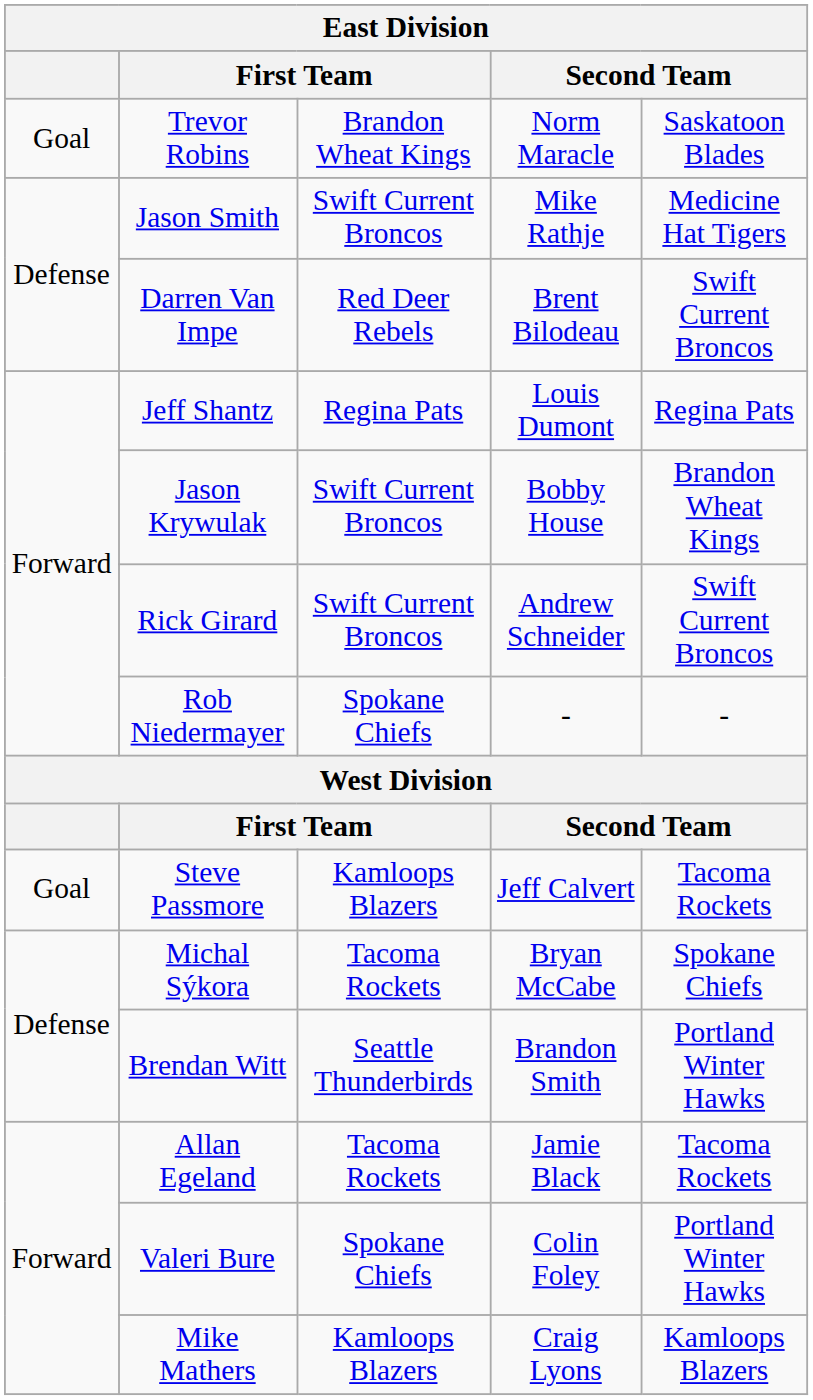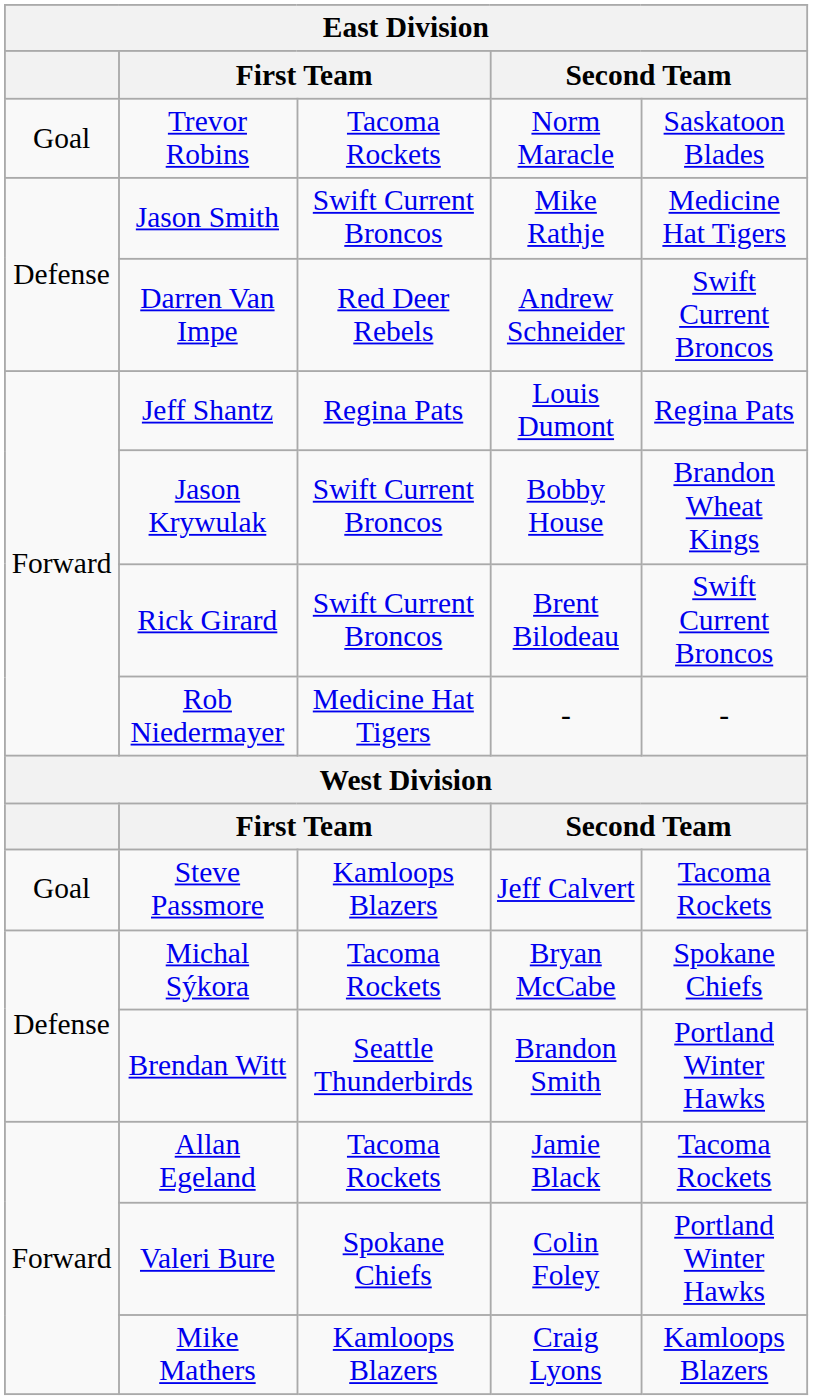(393, 137) Brandon Wheat Kings -> (393, 137) Tacoma Rockets
(566, 313) Brent Bilodeau -> (566, 313) Andrew Schneider
(566, 619) Andrew Schneider -> (566, 619) Brent Bilodeau
(393, 716) Spokane Chiefs -> (393, 716) Medicine Hat Tigers
